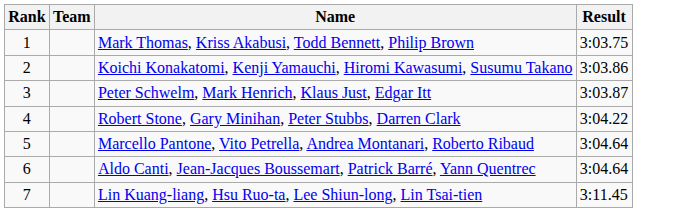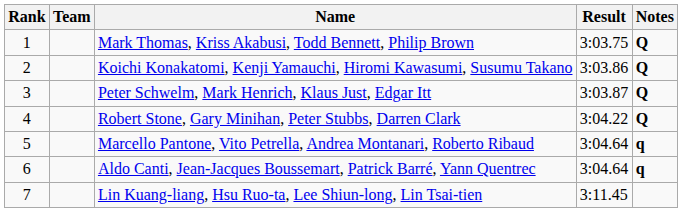+ column: (655, 17)
